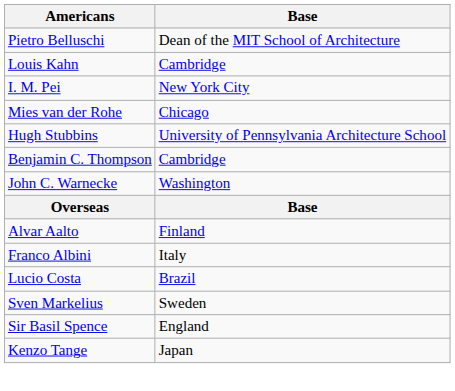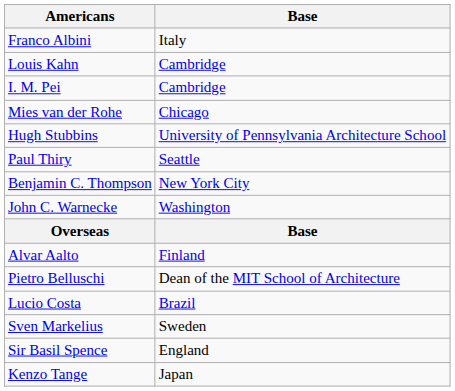rows swapped: (56, 40) <-> (50, 254)
(204, 87) New York City -> (192, 87) Cambridge
+ row: (40, 159)
(192, 159) Cambridge -> (204, 183) New York City
